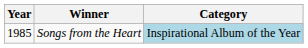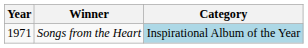(19, 33) 1985 -> (19, 33) 1971
